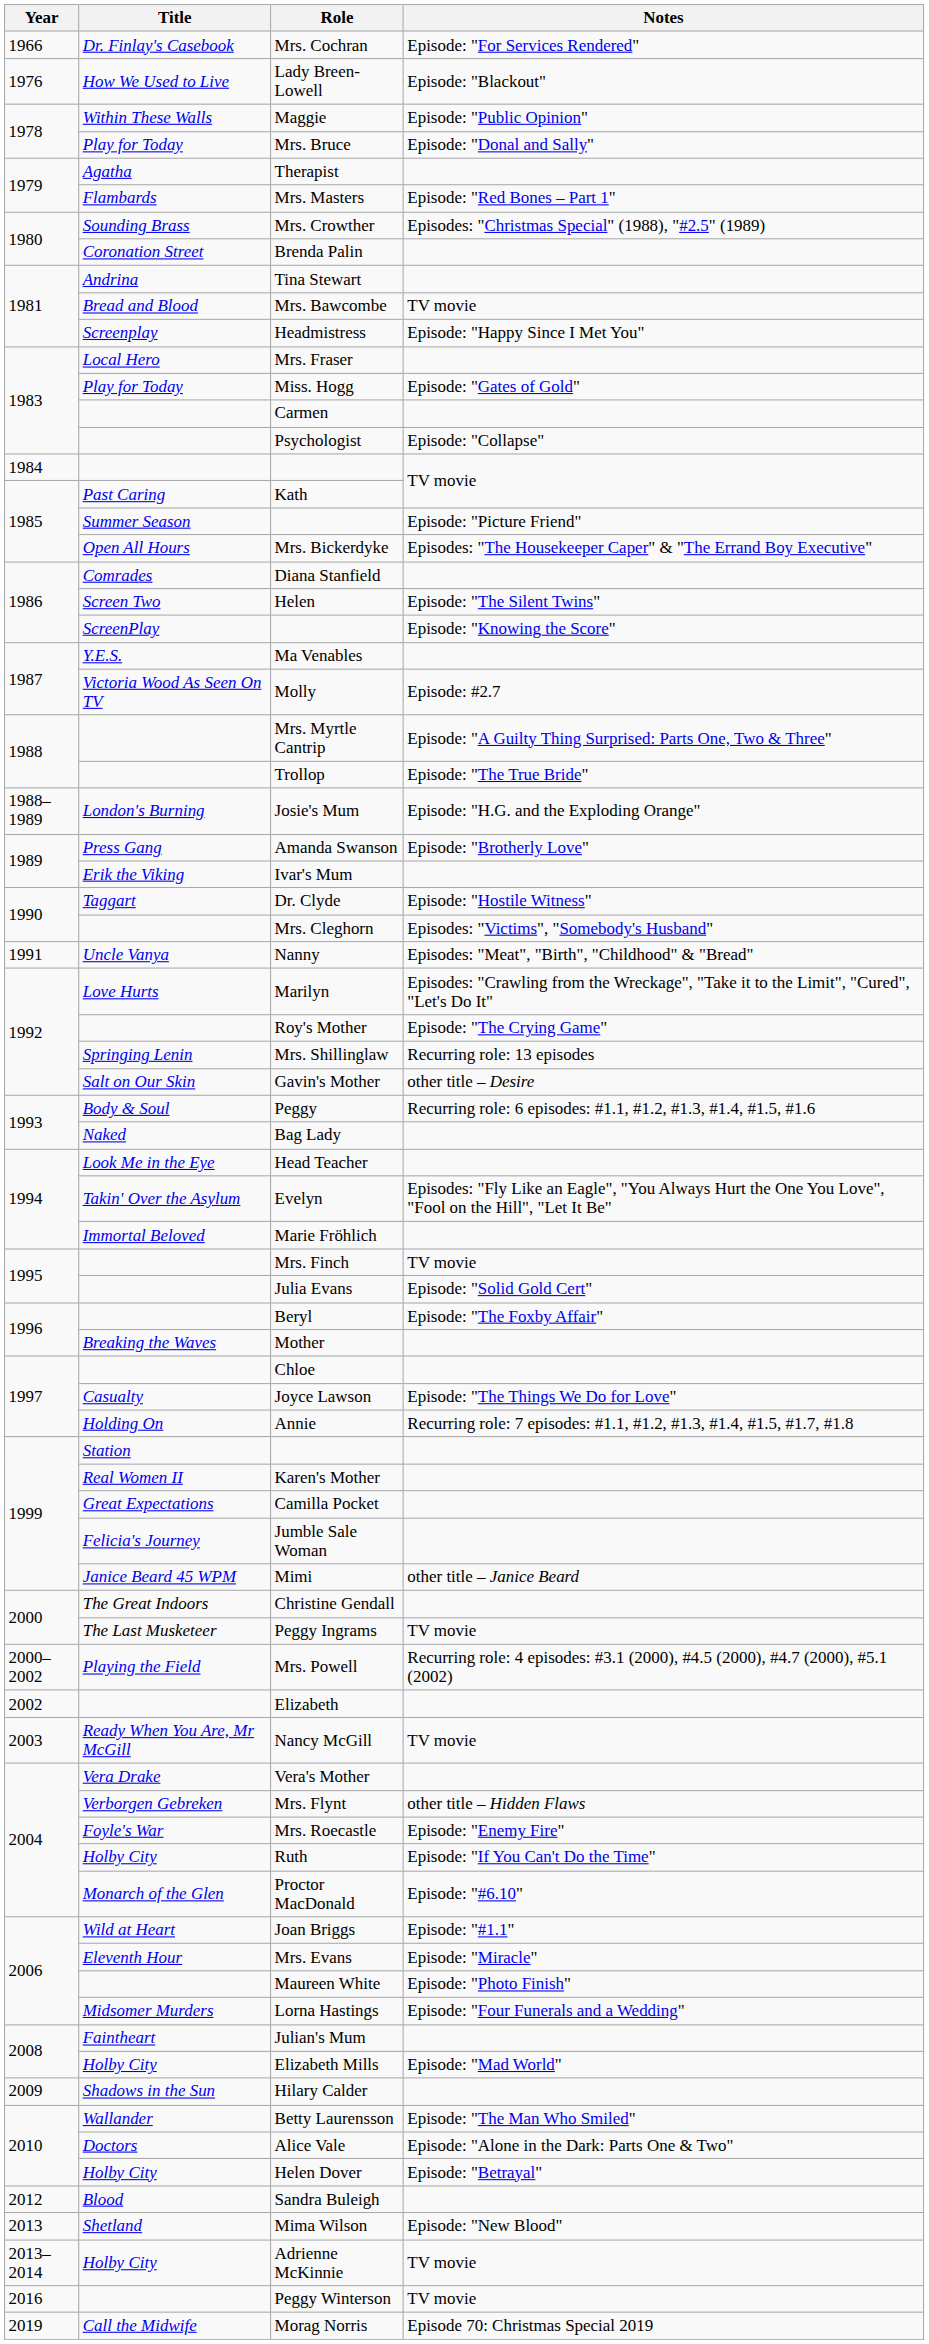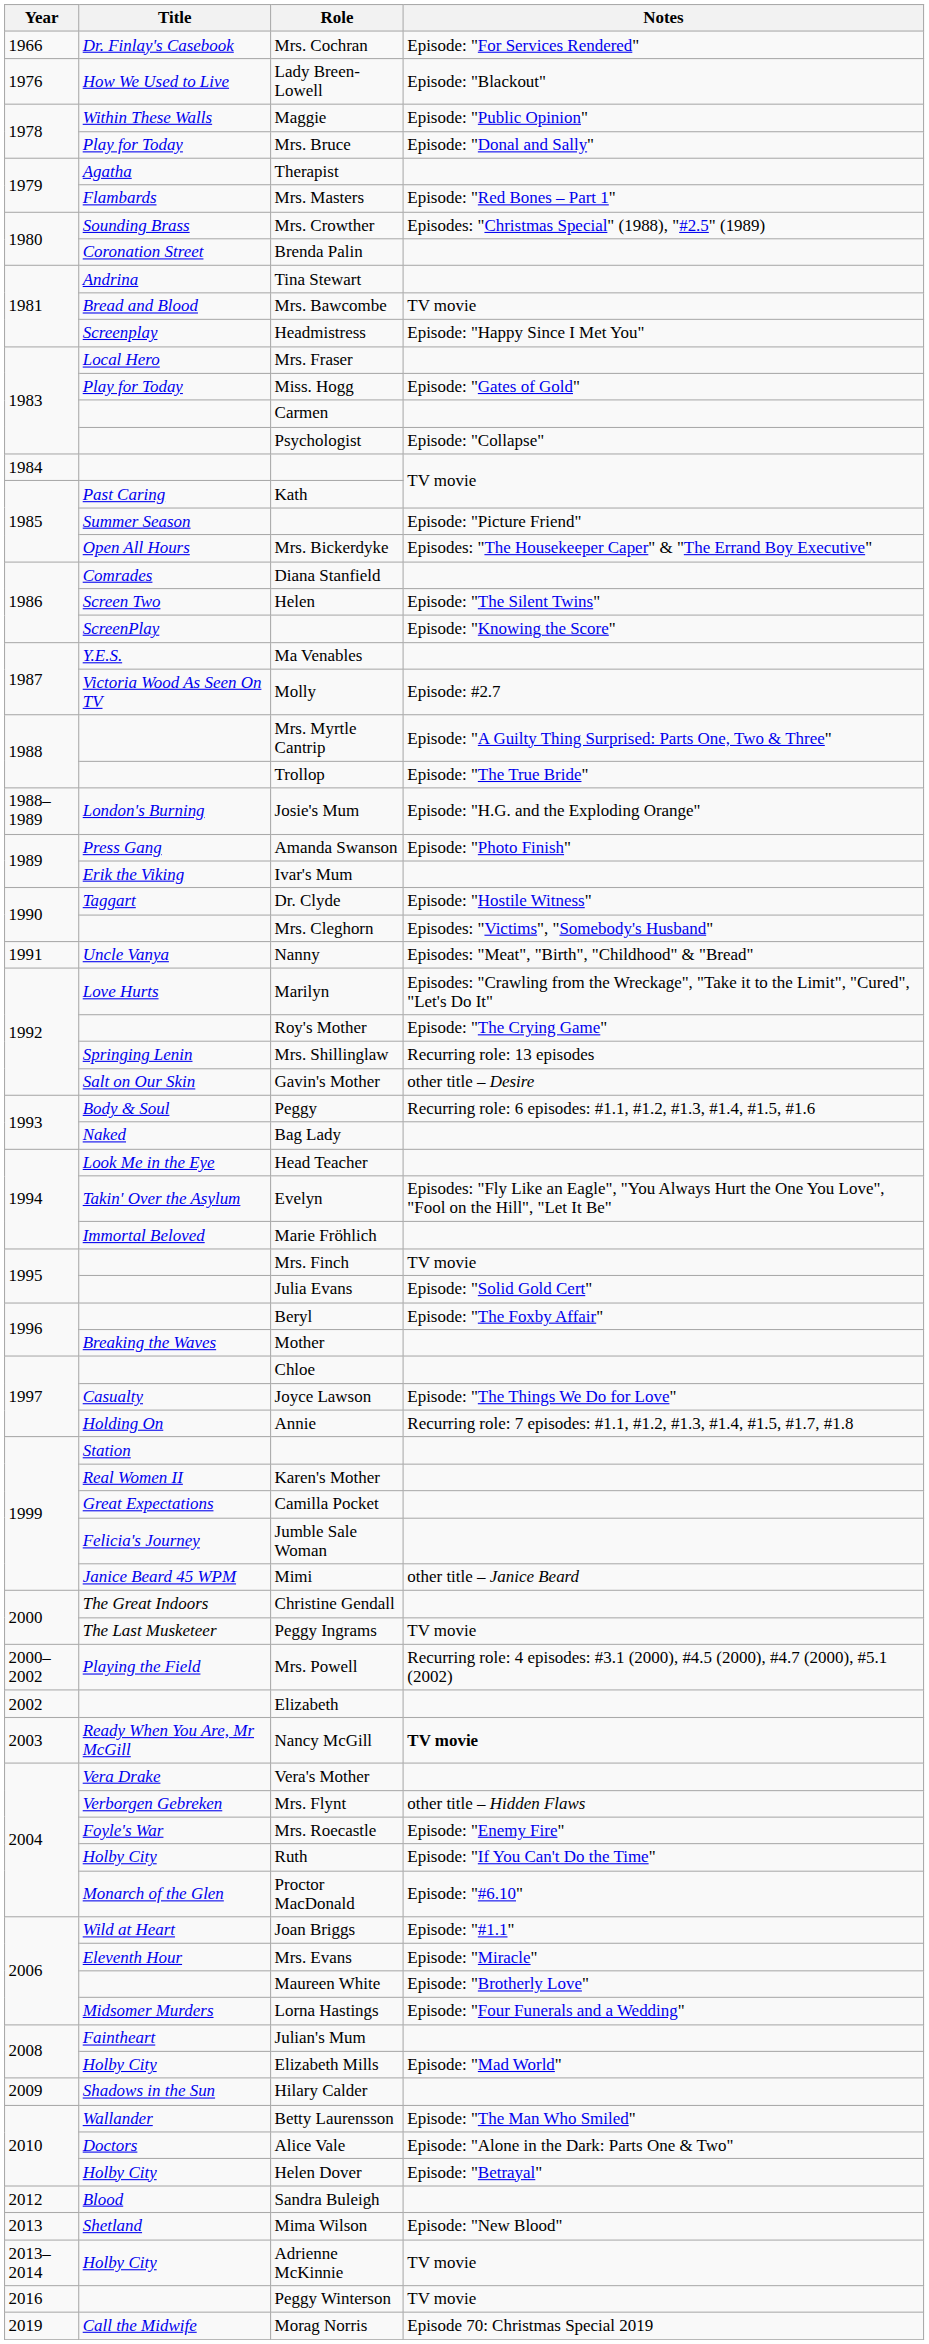(498, 847) Episode: "Brotherly Love" -> (489, 847) Episode: "Photo Finish"
(442, 1740) normal -> (443, 1740) bold
(489, 1983) Episode: "Photo Finish" -> (498, 1983) Episode: "Brotherly Love"
